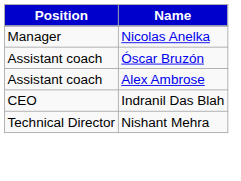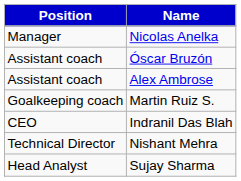+ row: (172, 101)
+ row: (172, 165)
